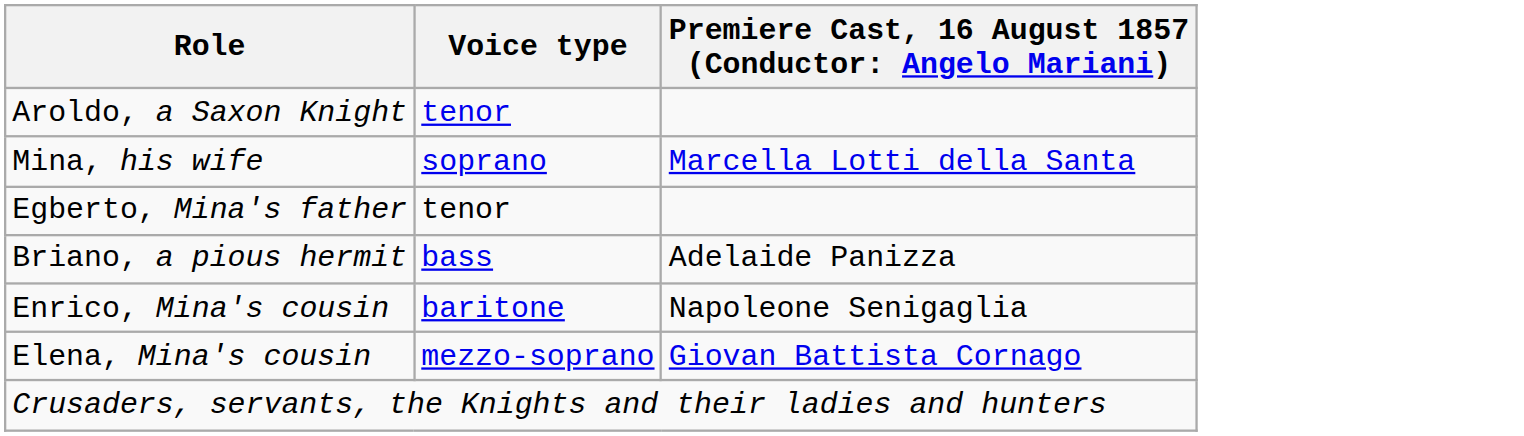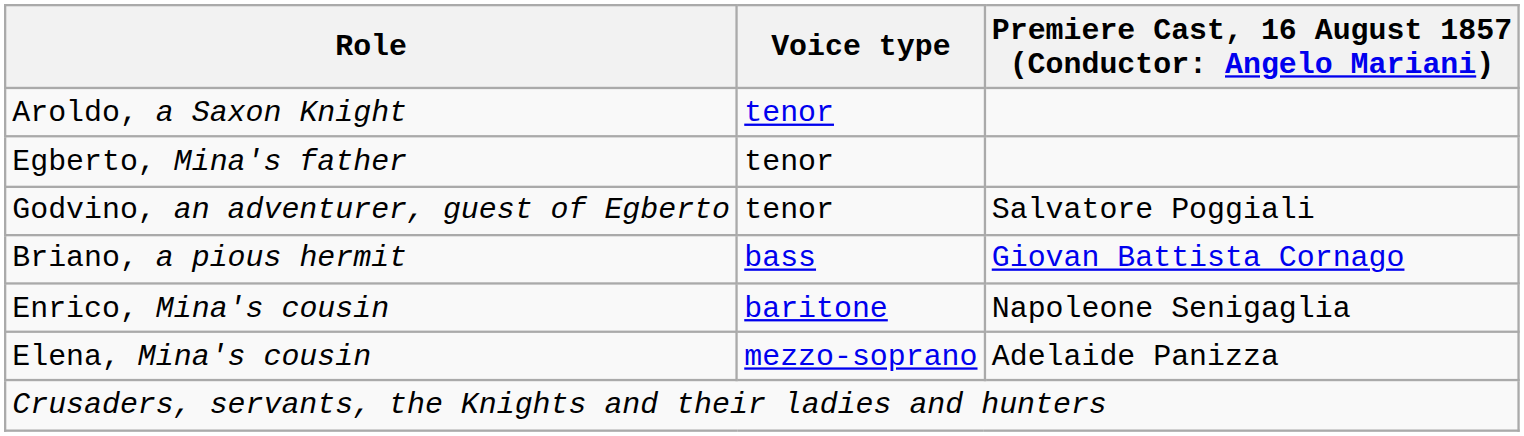- row: (138, 161)
+ row: (371, 210)
(812, 259) Adelaide Panizza -> (1198, 259) Giovan Battista Cornago
(875, 356) Giovan Battista Cornago -> (1135, 356) Adelaide Panizza
